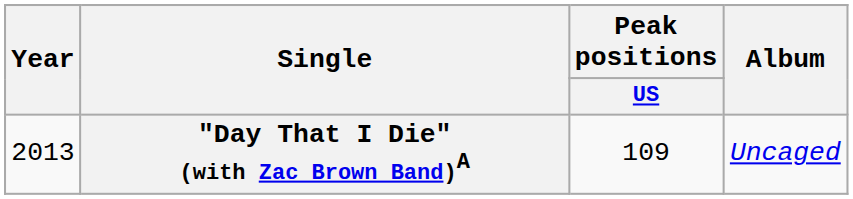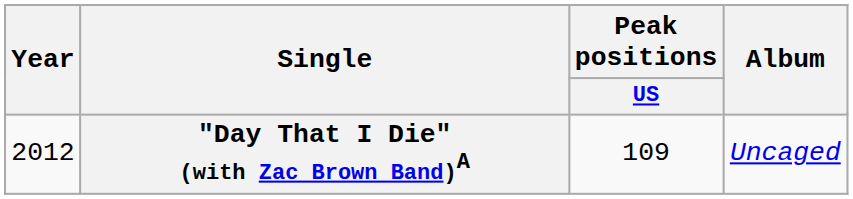(43, 154) 2013 -> (43, 154) 2012
